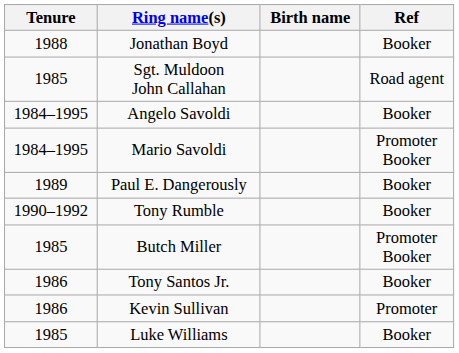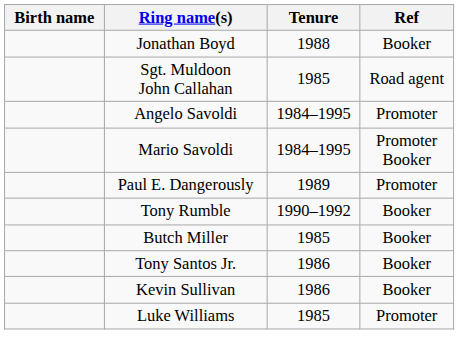columns swapped: (310, 17) <-> (51, 17)
(407, 114) Booker -> (407, 114) Promoter
(407, 185) Booker -> (407, 185) Promoter
(407, 246) Promoter Booker -> (407, 237) Booker
(407, 308) Promoter -> (407, 289) Booker
(407, 334) Booker -> (407, 316) Promoter
